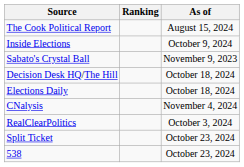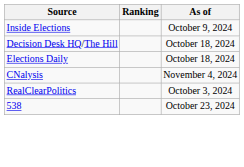- row: (59, 28)
- row: (48, 59)
- row: (30, 138)
